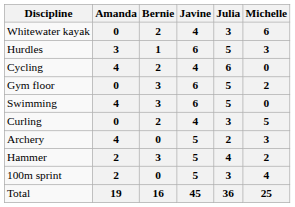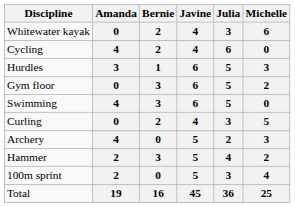rows swapped: (25, 49) <-> (25, 67)
